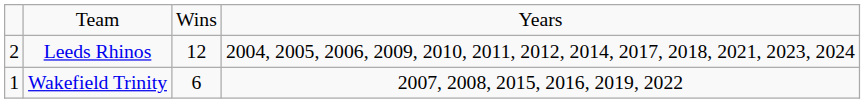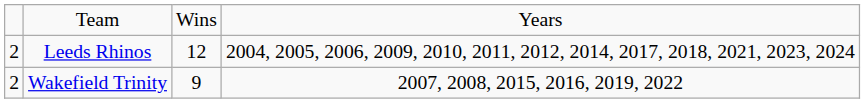(14, 82) 1 -> (14, 82) 2
(196, 82) 6 -> (196, 82) 9
